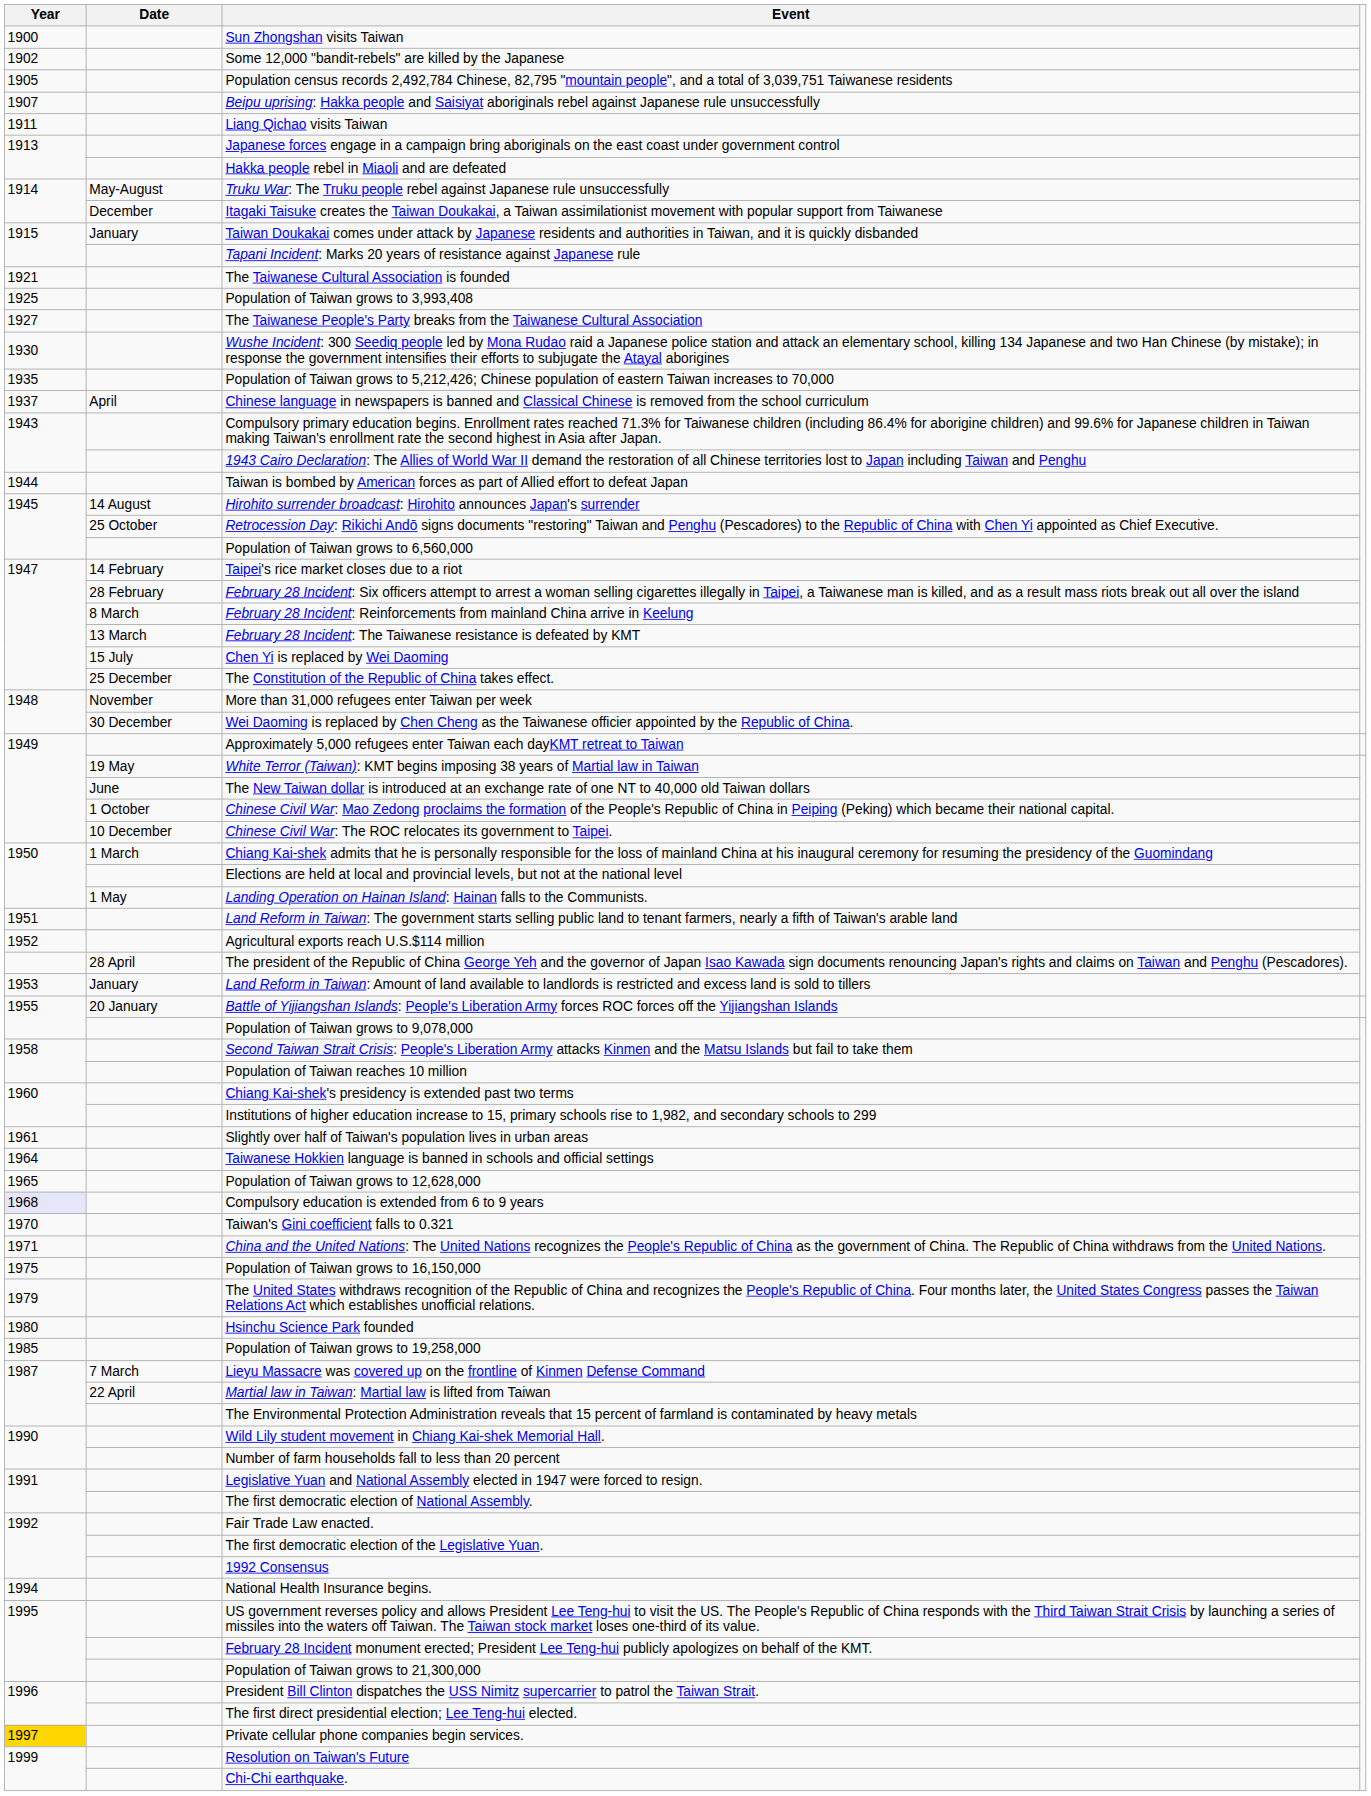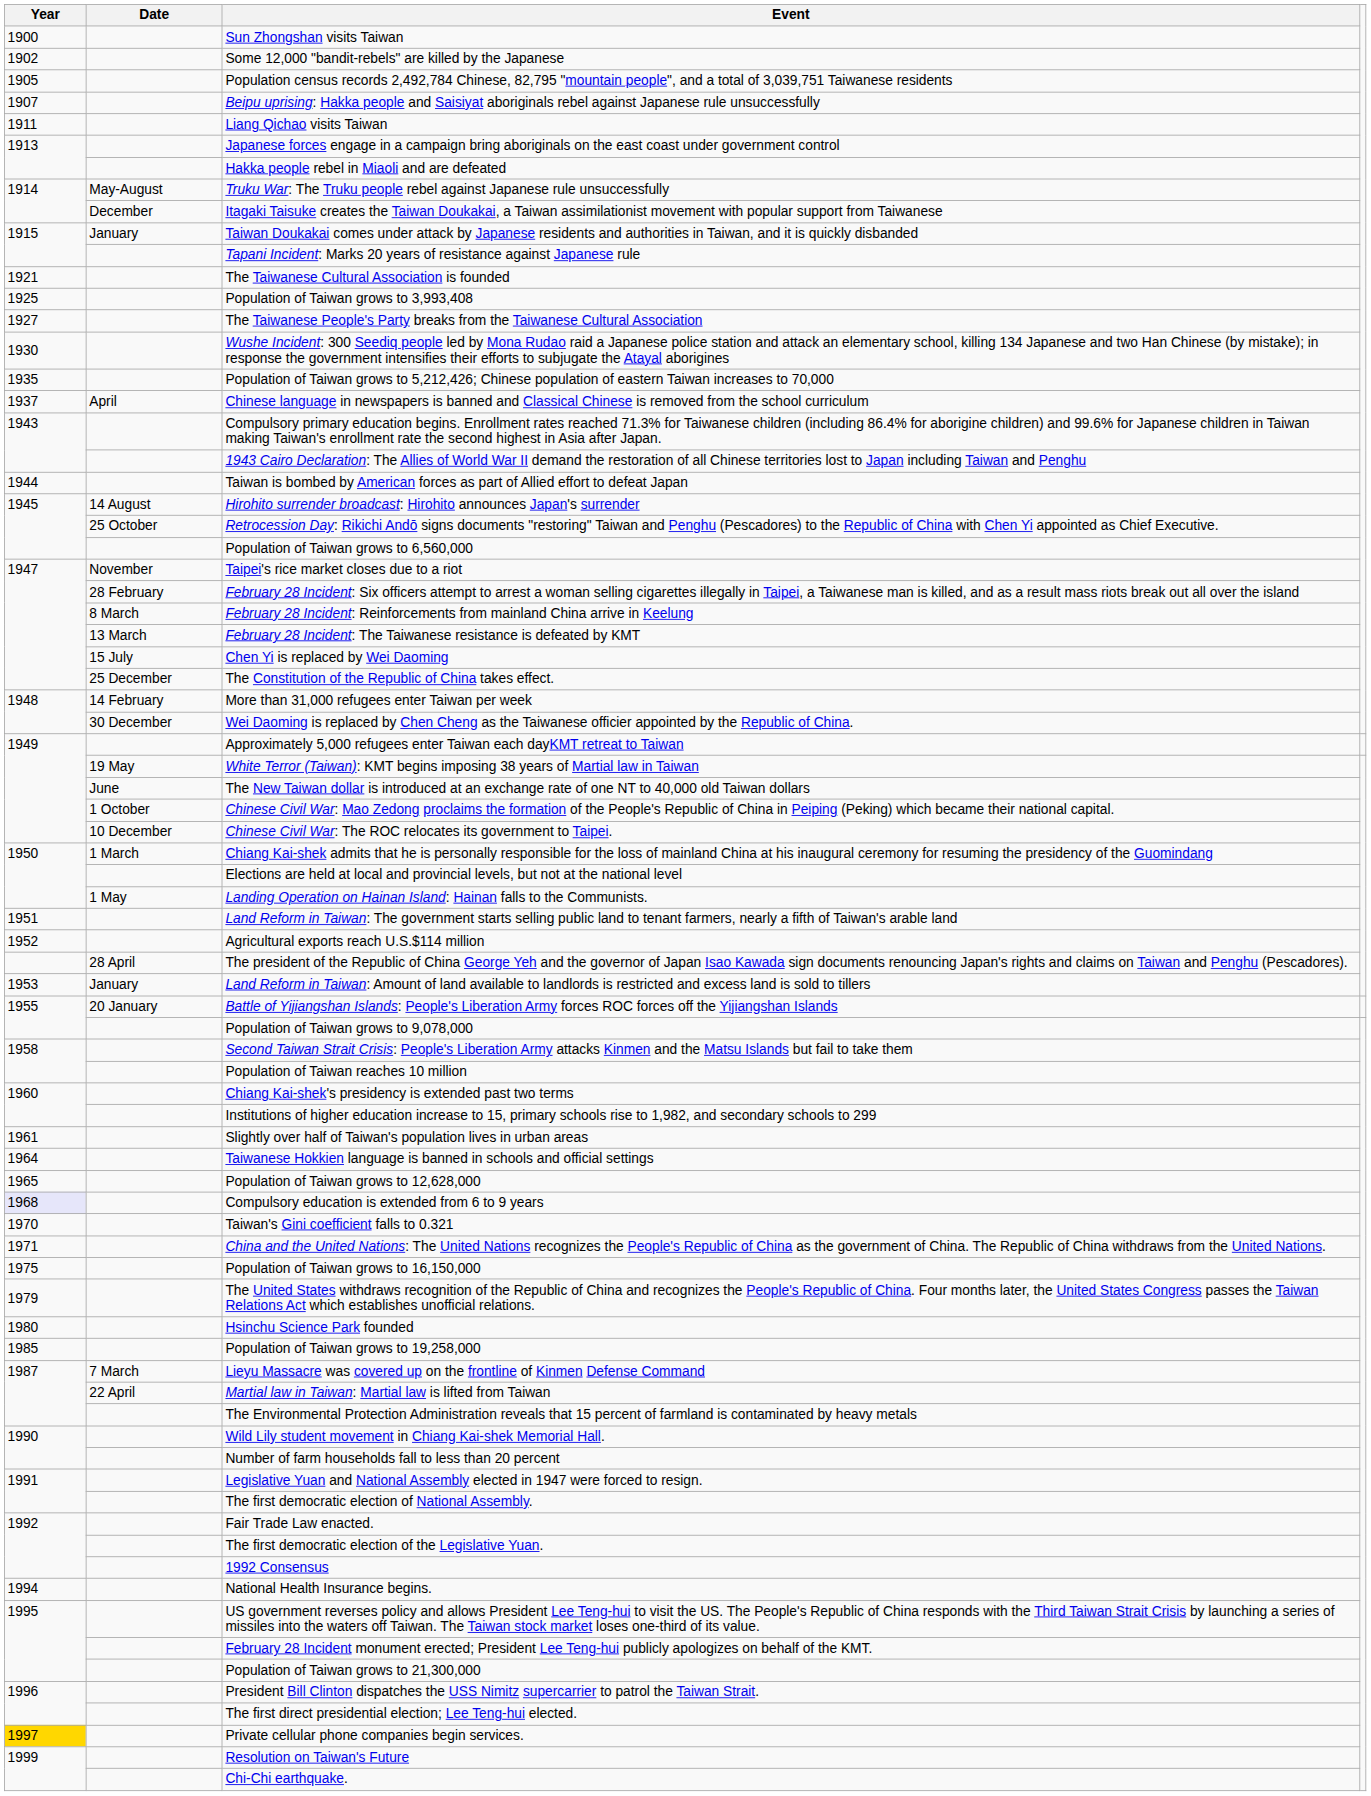(126, 570) 14 February -> (121, 570) November
(121, 701) November -> (126, 701) 14 February
